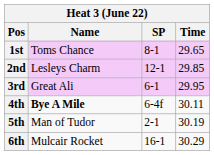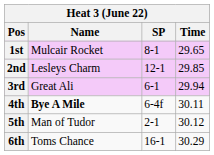(62, 50) Toms Chance -> (67, 50) Mulcair Rocket
(191, 86) 29.95 -> (191, 86) 29.94
(191, 123) 30.19 -> (191, 123) 30.12
(67, 141) Mulcair Rocket -> (62, 141) Toms Chance
